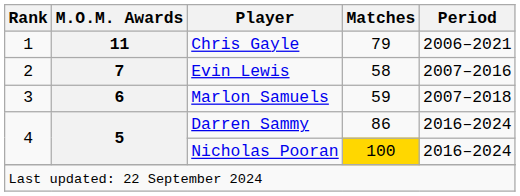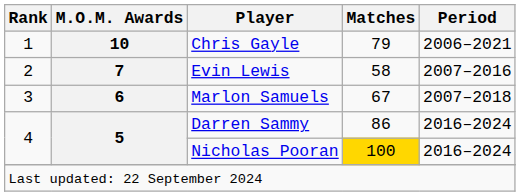(120, 45) 11 -> (120, 45) 10
(381, 98) 59 -> (381, 98) 67
